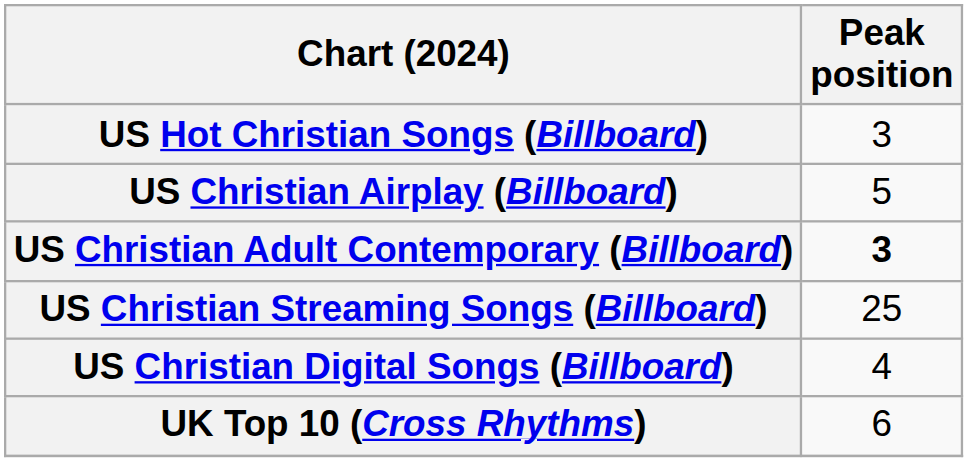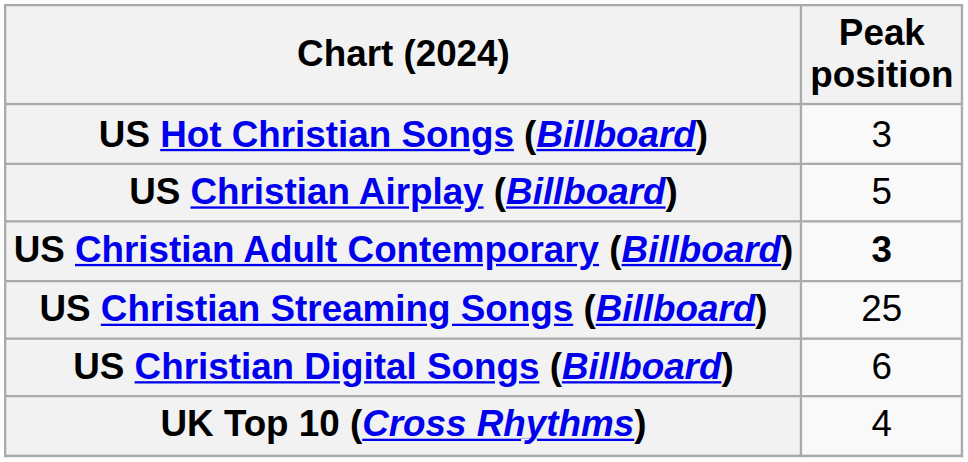(882, 366) 4 -> (882, 366) 6
(882, 425) 6 -> (882, 425) 4
